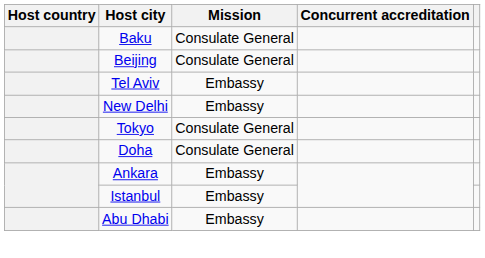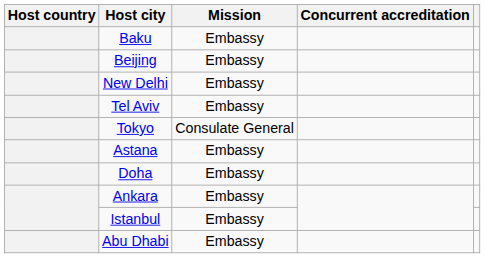(235, 38) Consulate General -> (235, 38) Embassy
(235, 60) Consulate General -> (235, 60) Embassy
rows swapped: (135, 106) <-> (135, 83)
+ row: (135, 151)
(235, 151) Consulate General -> (235, 173) Embassy
